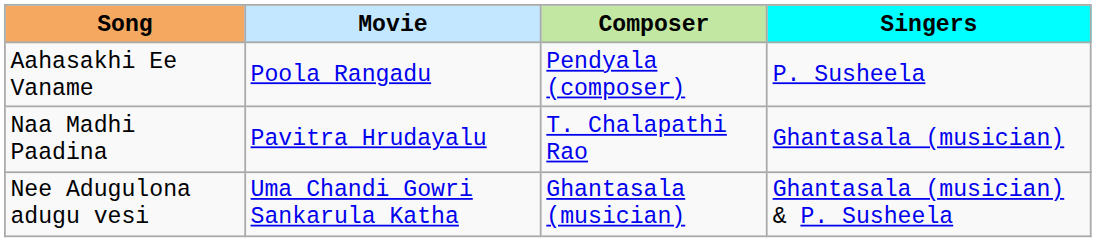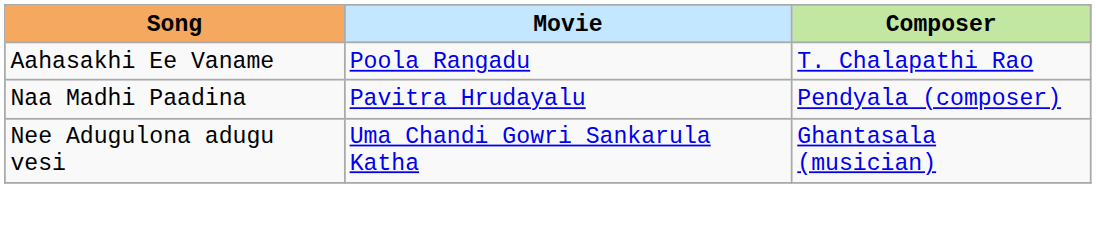- column: (929, 24)
(616, 75) Pendyala (composer) -> (915, 61) T. Chalapathi Rao
(637, 139) T. Chalapathi Rao -> (929, 99) Pendyala (composer)
